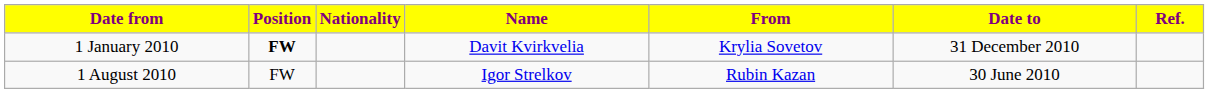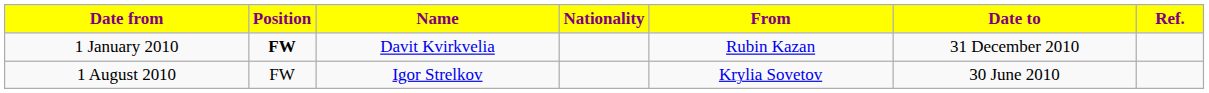columns swapped: (360, 18) <-> (527, 18)
(771, 46) Krylia Sovetov -> (771, 46) Rubin Kazan
(771, 74) Rubin Kazan -> (771, 74) Krylia Sovetov
